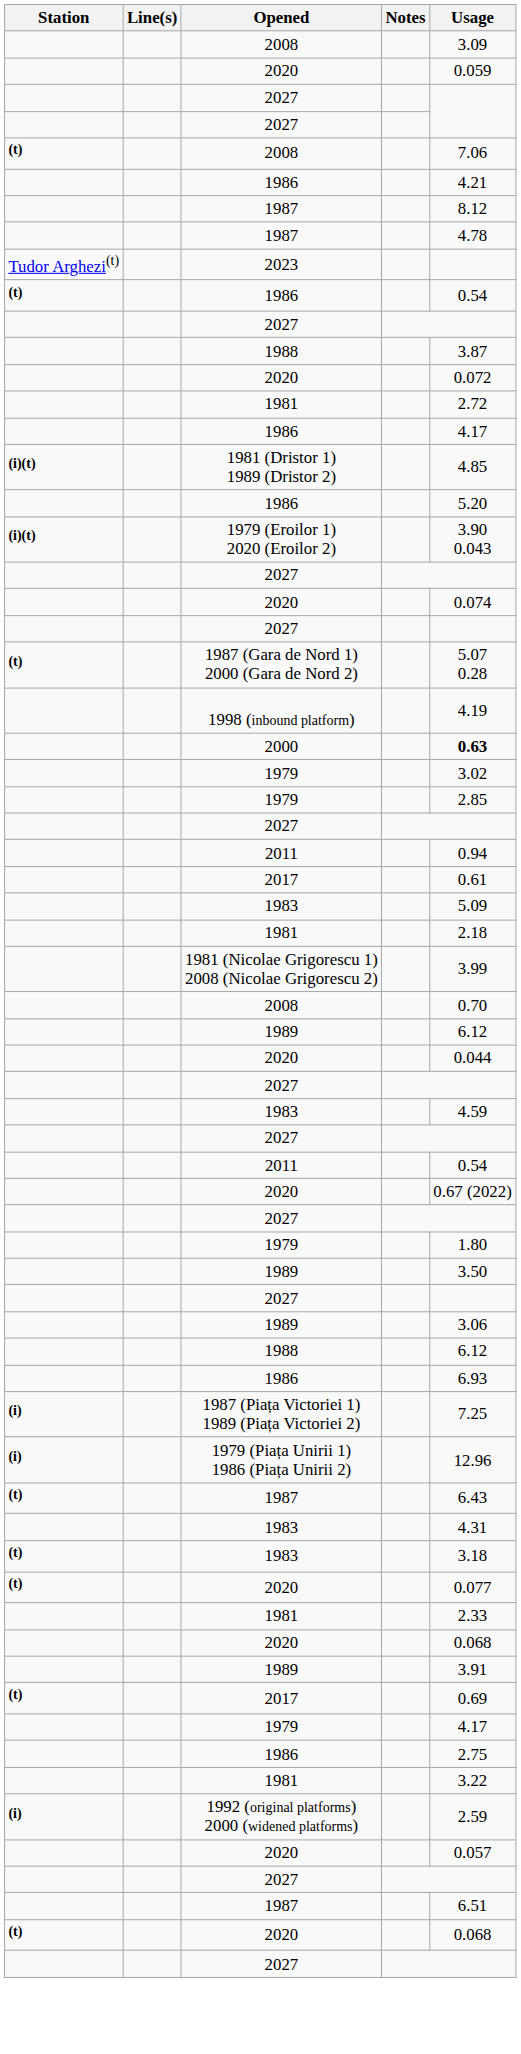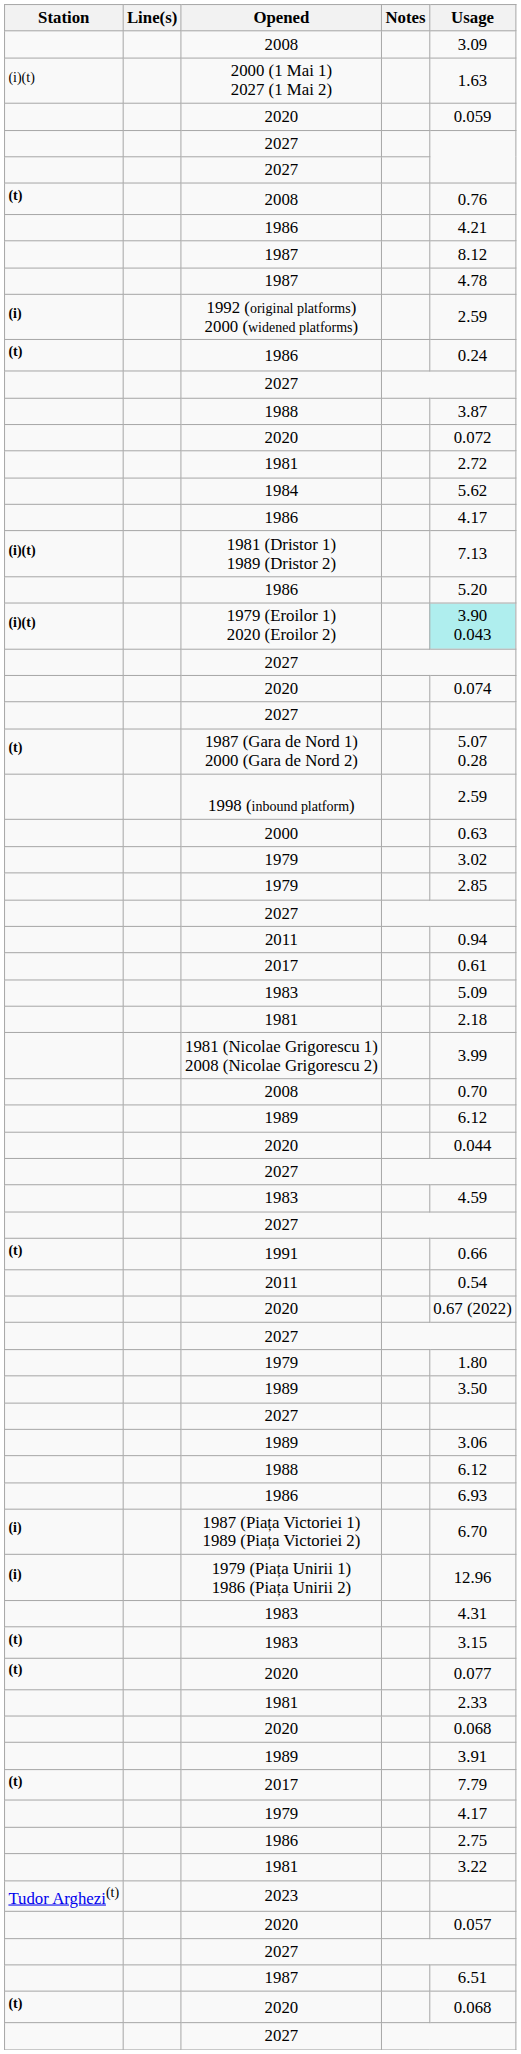+ row: (22, 77)
(473, 153) 7.06 -> (473, 198) 0.76
rows swapped: (15, 1816) <-> (64, 264)
(473, 295) 0.54 -> (473, 355) 0.24
+ row: (64, 491)
(473, 467) 4.85 -> (473, 553) 7.13
(473, 539) no background -> (473, 625) paleturquoise background
(473, 710) 4.19 -> (473, 796) 2.59
(473, 746) bold -> (473, 833) normal
+ row: (15, 1253)
(473, 1414) 7.25 -> (473, 1532) 6.70
- row: (15, 1498)
(473, 1556) 3.18 -> (473, 1642) 3.15
(473, 1698) 0.69 -> (473, 1784) 7.79
